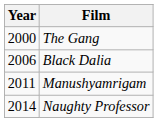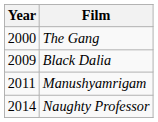(22, 60) 2006 -> (22, 60) 2009
